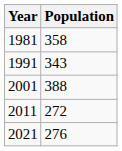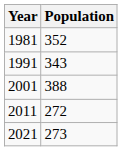(56, 39) 358 -> (56, 39) 352
(56, 134) 276 -> (56, 134) 273
